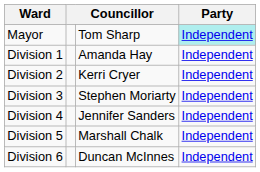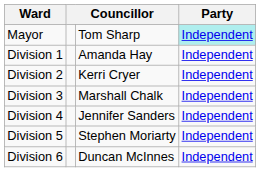(127, 95) Stephen Moriarty -> (121, 95) Marshall Chalk
(121, 136) Marshall Chalk -> (127, 136) Stephen Moriarty
